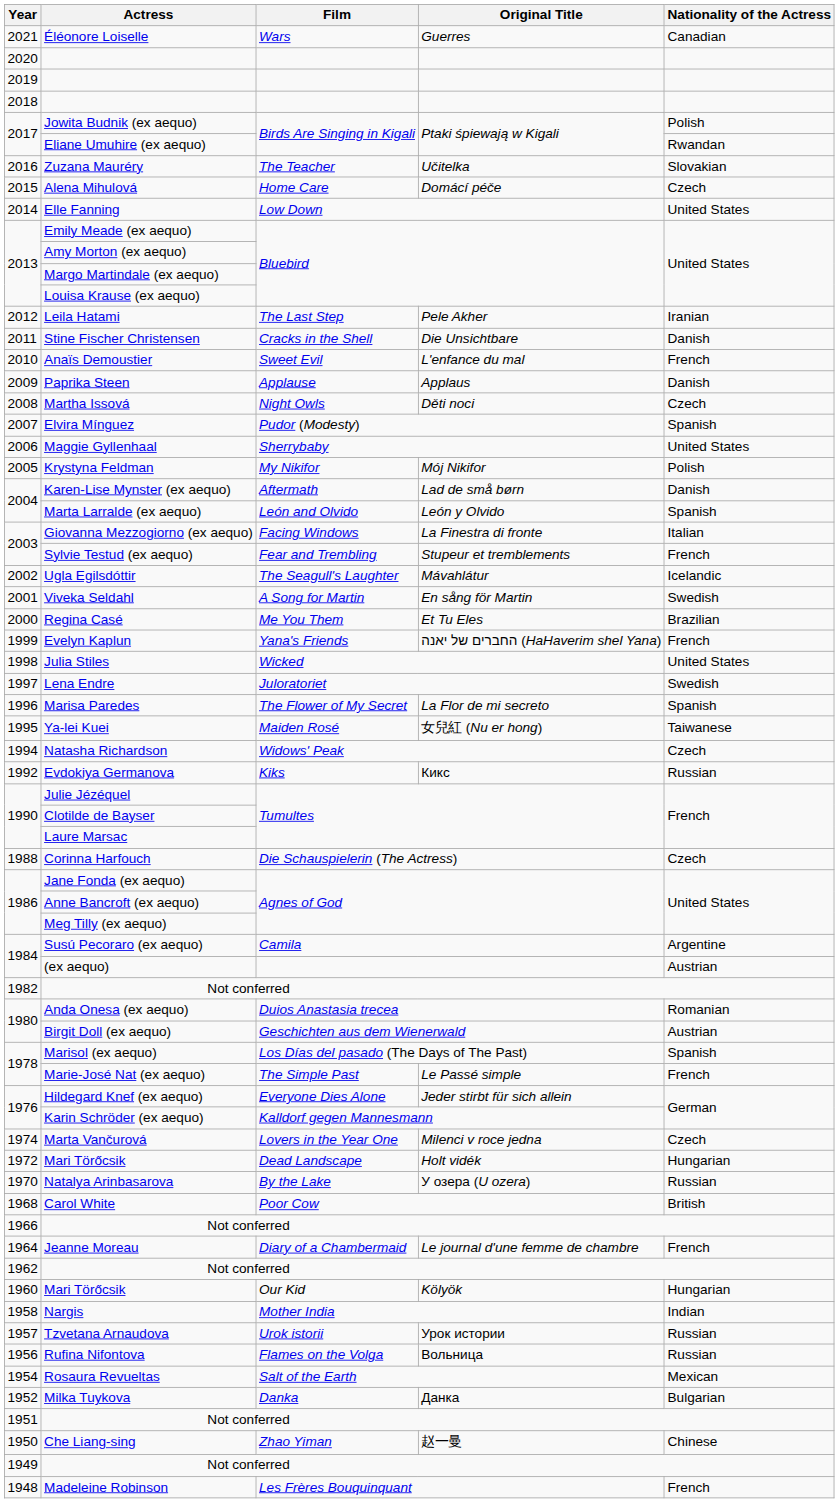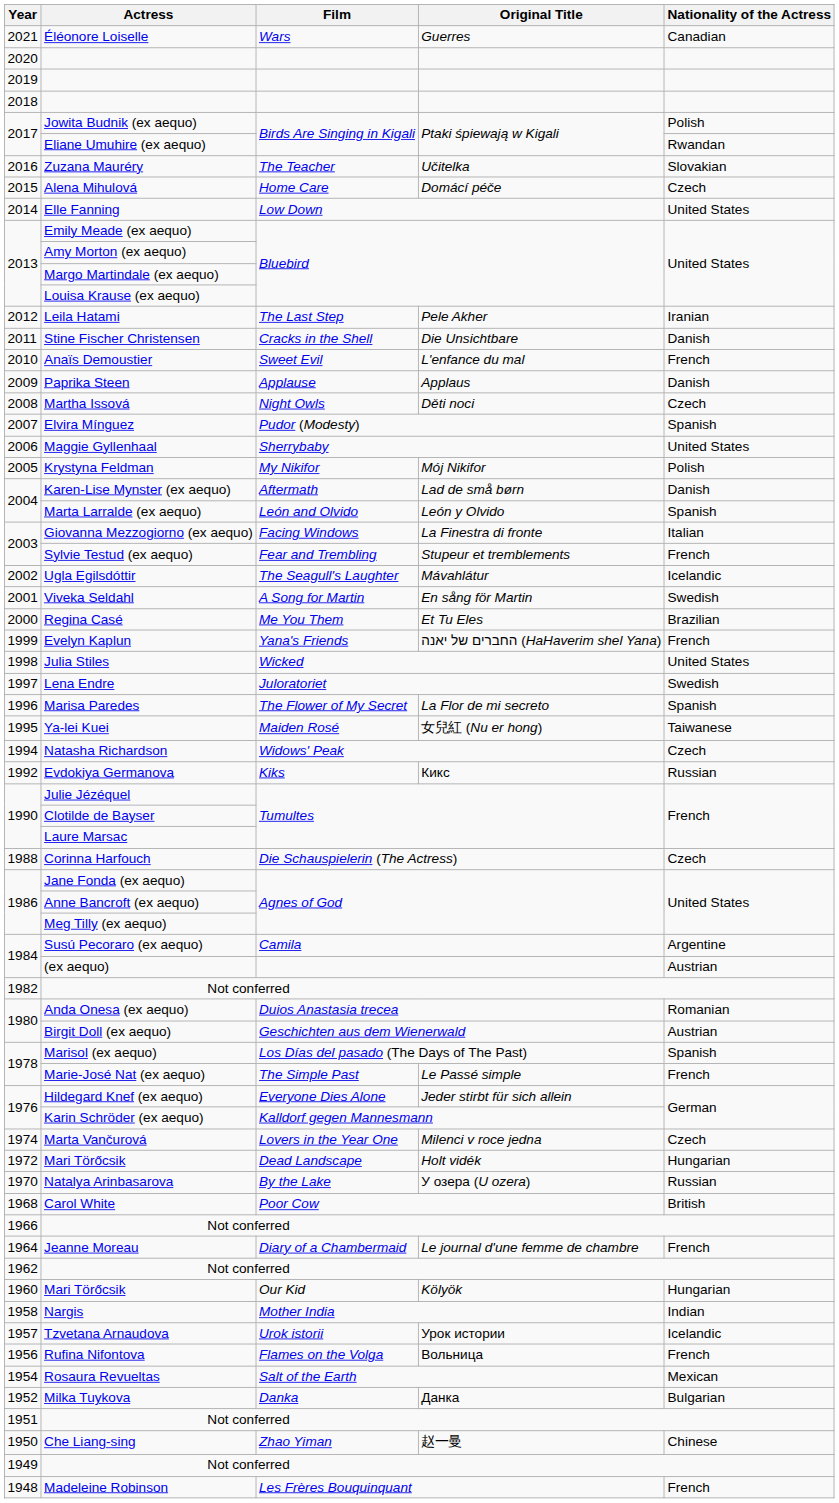(692, 1333) Russian -> (694, 1333) Icelandic
(692, 1355) Russian -> (689, 1355) French
